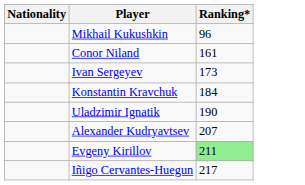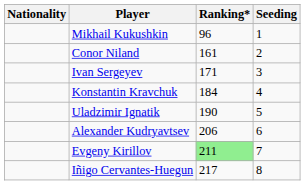+ column: (276, 14)
(208, 72) 173 -> (208, 72) 171
(208, 131) 207 -> (208, 131) 206
